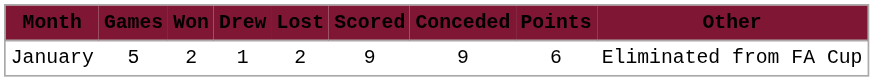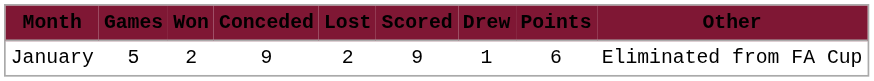columns swapped: (243, 23) <-> (463, 23)
